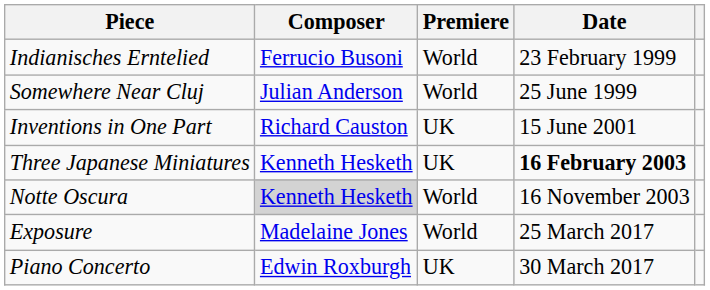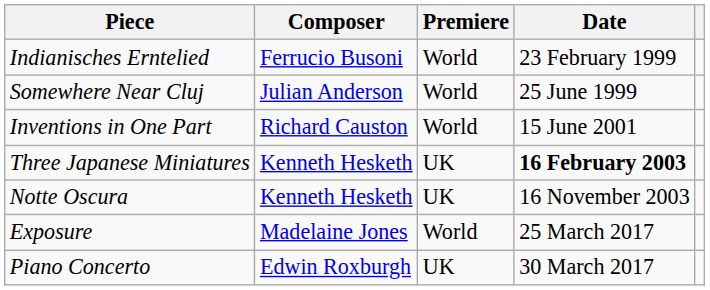(439, 127) UK -> (450, 127) World
(336, 197) lightgrey background -> (336, 197) no background
(450, 197) World -> (439, 197) UK
